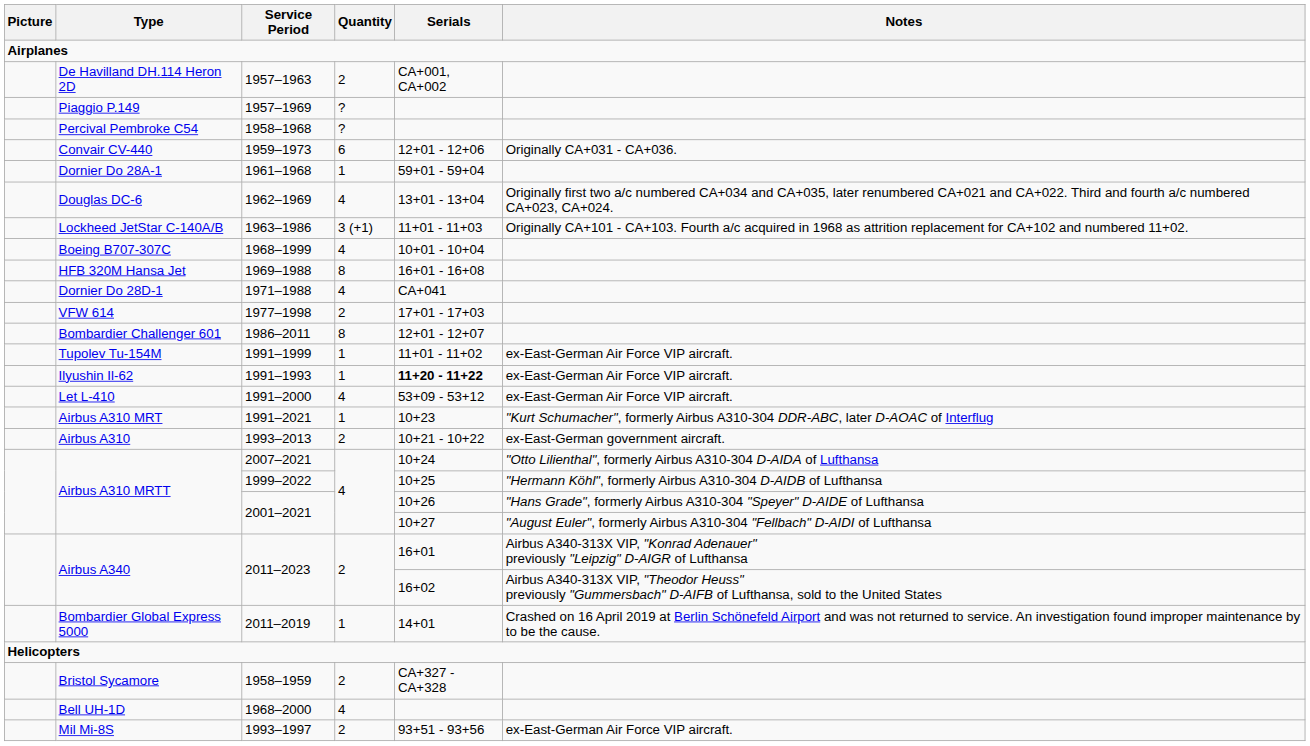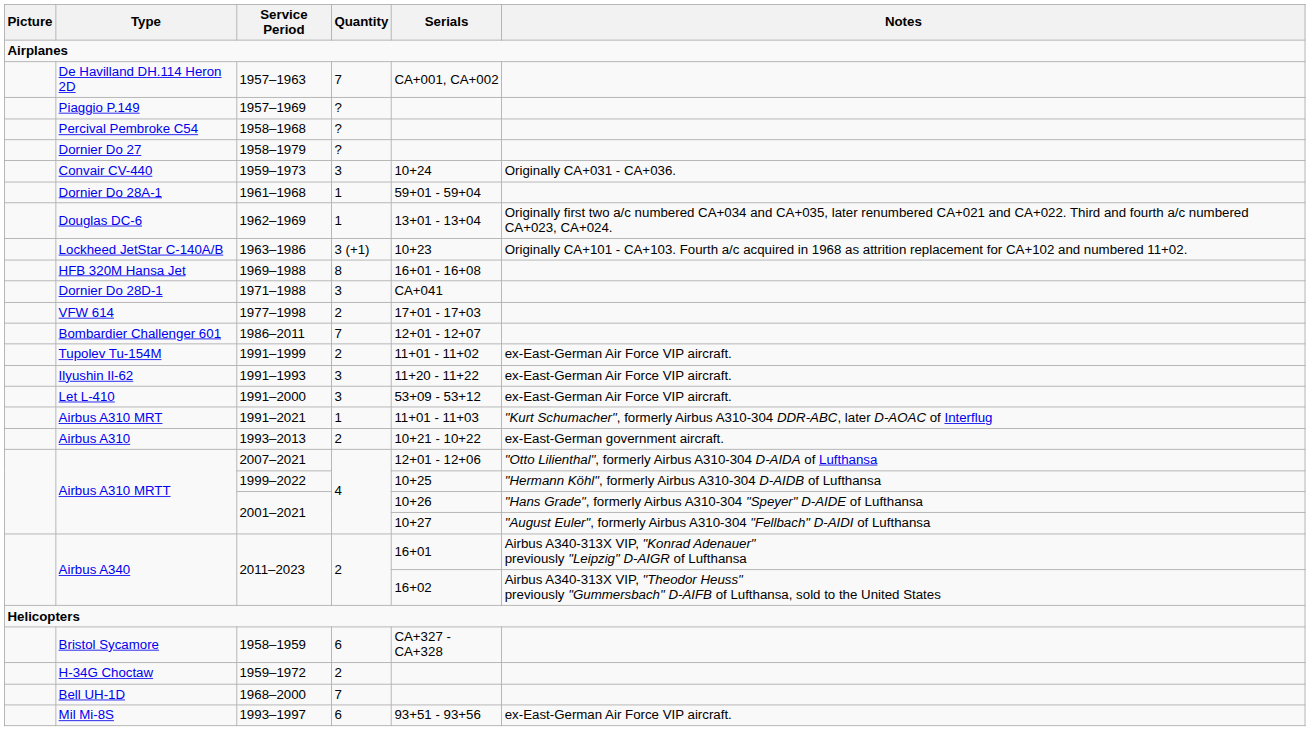(342, 79) 2 -> (338, 79) 7
+ row: (100, 150)
(342, 150) 6 -> (338, 171) 3
(441, 150) 12+01 - 12+06 -> (413, 171) 10+24
(342, 199) 4 -> (338, 220) 1
(440, 228) 11+01 - 11+03 -> (413, 249) 10+23
- row: (115, 249)
(342, 291) 4 -> (338, 291) 3
(342, 333) 8 -> (338, 333) 7
(342, 354) 1 -> (338, 354) 2
(342, 375) 1 -> (338, 375) 3
(440, 375) bold -> (437, 375) normal
(342, 396) 4 -> (338, 396) 3
(417, 417) 10+23 -> (437, 417) 11+01 - 11+03
(417, 460) 10+24 -> (438, 460) 12+01 - 12+06
- row: (140, 623)
(342, 680) 2 -> (338, 644) 6
+ row: (106, 673)
(342, 709) 4 -> (338, 694) 7
(342, 730) 2 -> (338, 715) 6
